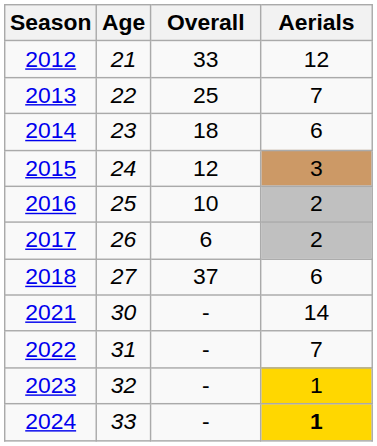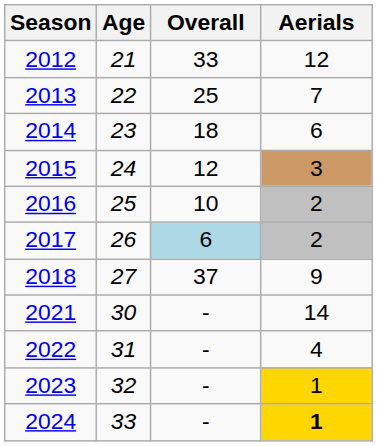(206, 240) no background -> (206, 240) lightblue background
(316, 276) 6 -> (316, 276) 9
(316, 349) 7 -> (316, 349) 4
